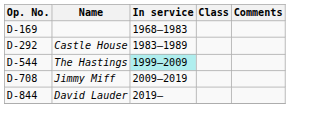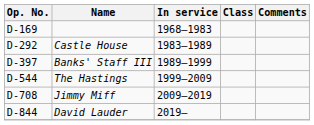+ row: (22, 62)
(160, 62) paleturquoise background -> (184, 79) no background
